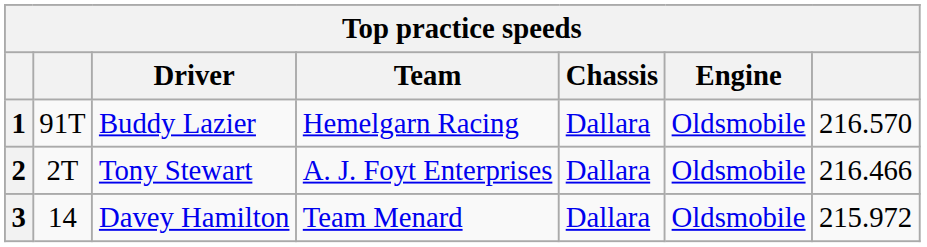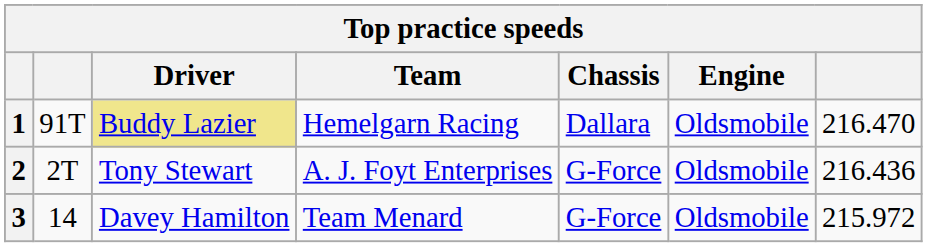(177, 123) no background -> (177, 123) khaki background
(866, 123) 216.570 -> (869, 123) 216.470
(608, 170) Dallara -> (614, 170) G-Force
(866, 170) 216.466 -> (869, 170) 216.436
(608, 217) Dallara -> (614, 217) G-Force
